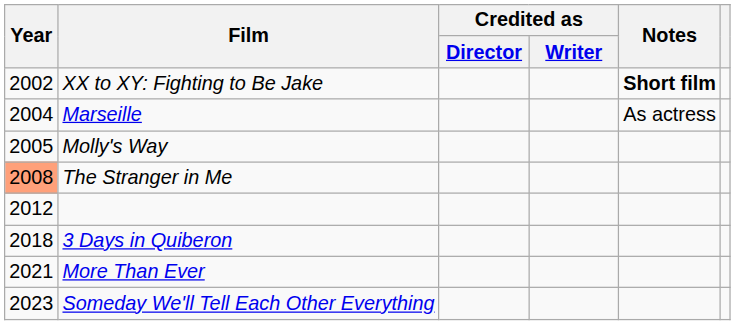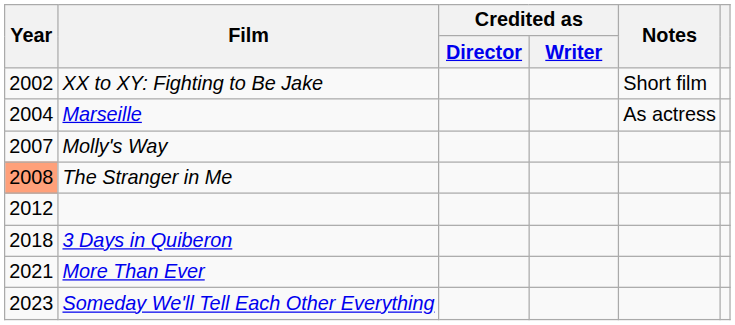(670, 83) bold -> (665, 83) normal
(31, 146) 2005 -> (31, 146) 2007
